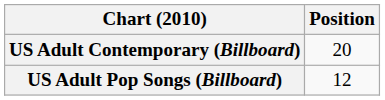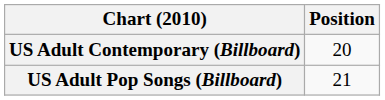(342, 79) 12 -> (342, 79) 21
